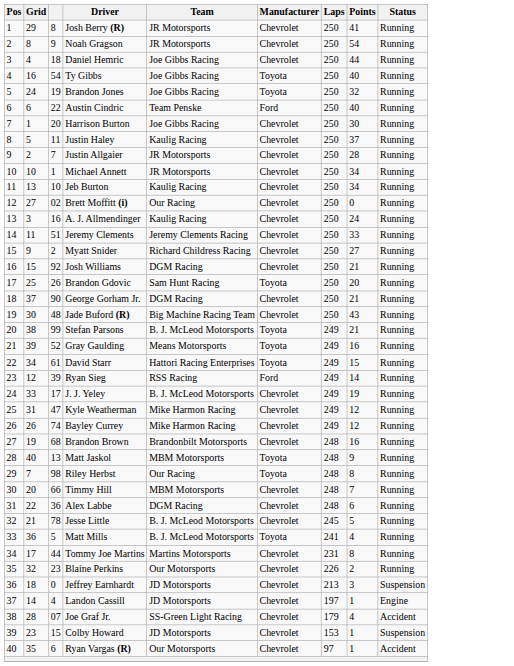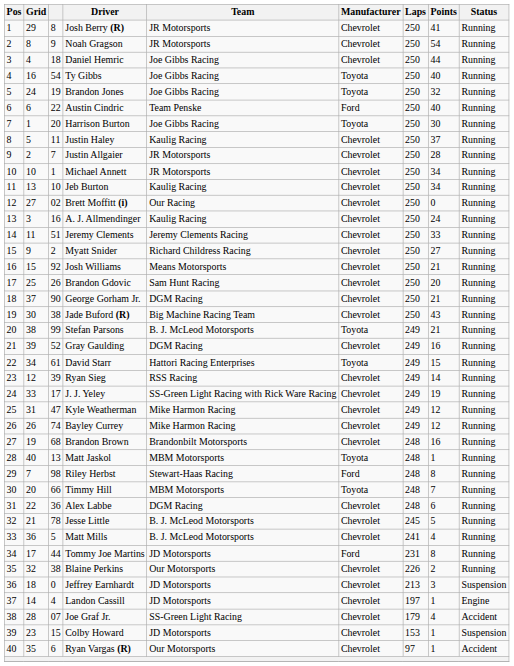(279, 123) Chevrolet -> (355, 123) Toyota
(176, 266) DGM Racing -> (188, 266) Means Motorsports
(273, 282) Toyota -> (360, 282) Chevrolet
(56, 314) 48 -> (56, 314) 38
(188, 346) Means Motorsports -> (176, 346) DGM Racing
(273, 346) Toyota -> (360, 346) Chevrolet
(269, 377) Ford -> (360, 377) Chevrolet
(201, 393) B. J. McLeod Motorsports -> (243, 393) SS-Green Light Racing with Rick Ware Racing
(352, 457) 9 -> (433, 457) 1
(172, 473) Our Racing -> (191, 473) Stewart-Haas Racing
(273, 473) Toyota -> (350, 473) Ford
(279, 489) Chevrolet -> (355, 489) Toyota
(273, 537) Toyota -> (360, 537) Chevrolet
(190, 552) Martins Motorsports -> (180, 552) JD Motorsports
(279, 552) Chevrolet -> (350, 552) Ford
(56, 568) 23 -> (56, 568) 38
